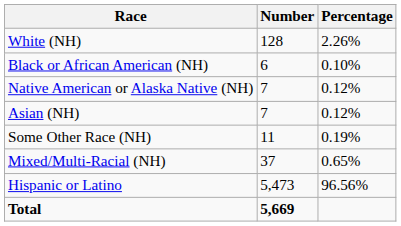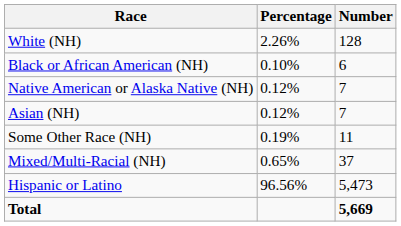columns swapped: (287, 16) <-> (357, 16)
